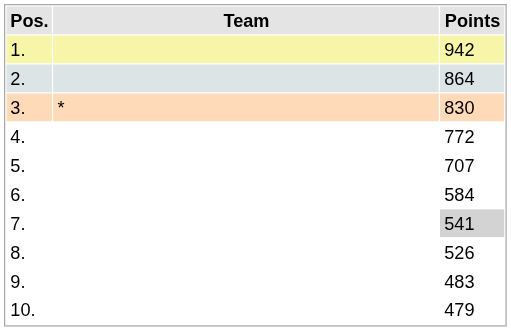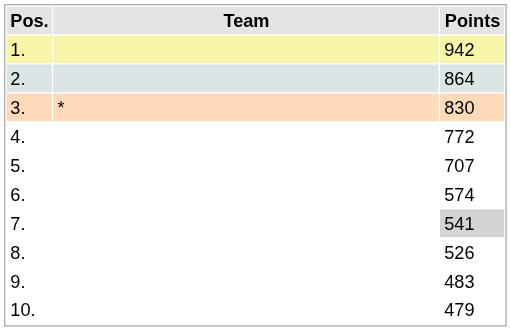(459, 194) 584 -> (459, 194) 574
